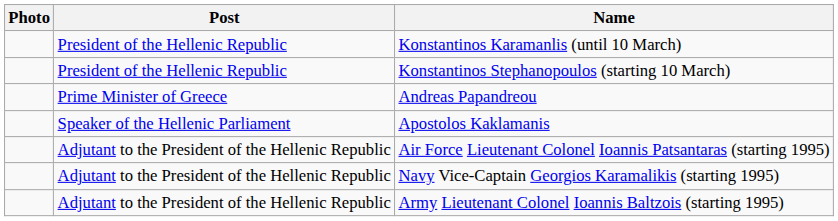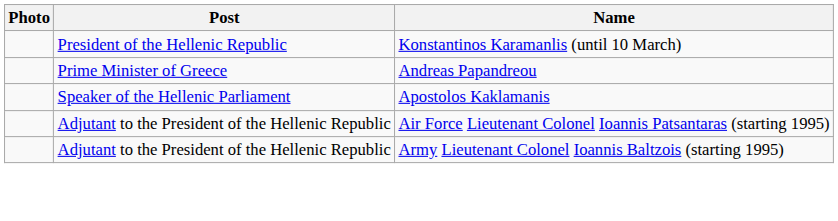- row: (564, 70)
- row: (589, 176)
